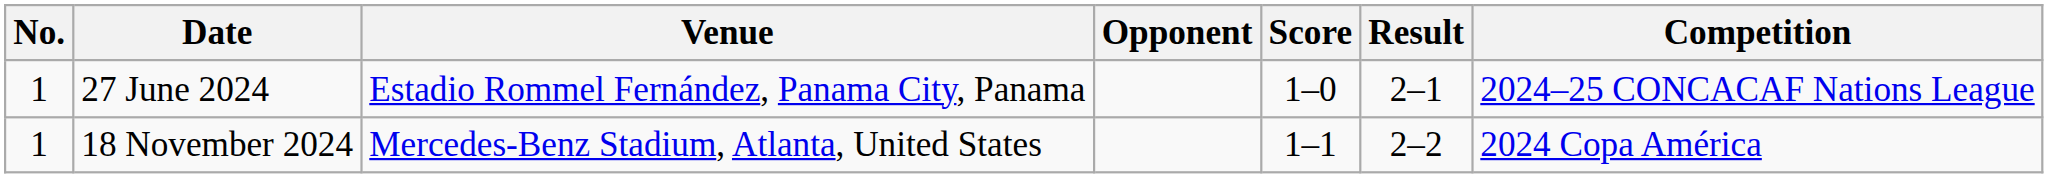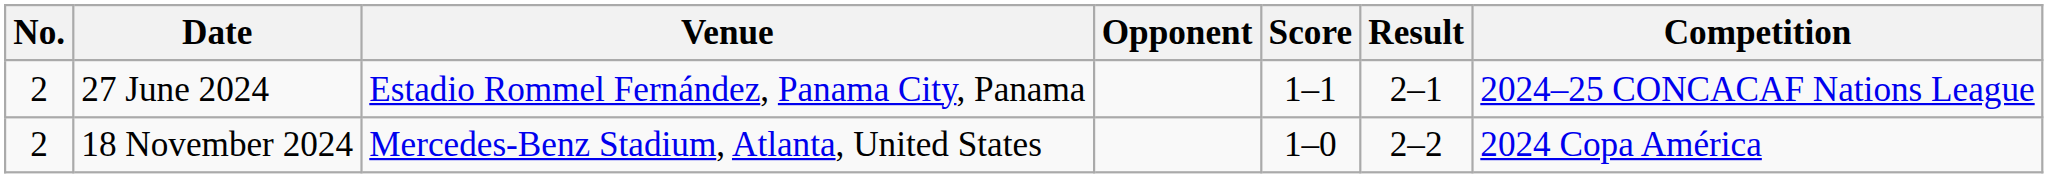(39, 88) 1 -> (39, 88) 2
(1310, 88) 1–0 -> (1310, 88) 1–1
(39, 144) 1 -> (39, 144) 2
(1310, 144) 1–1 -> (1310, 144) 1–0
